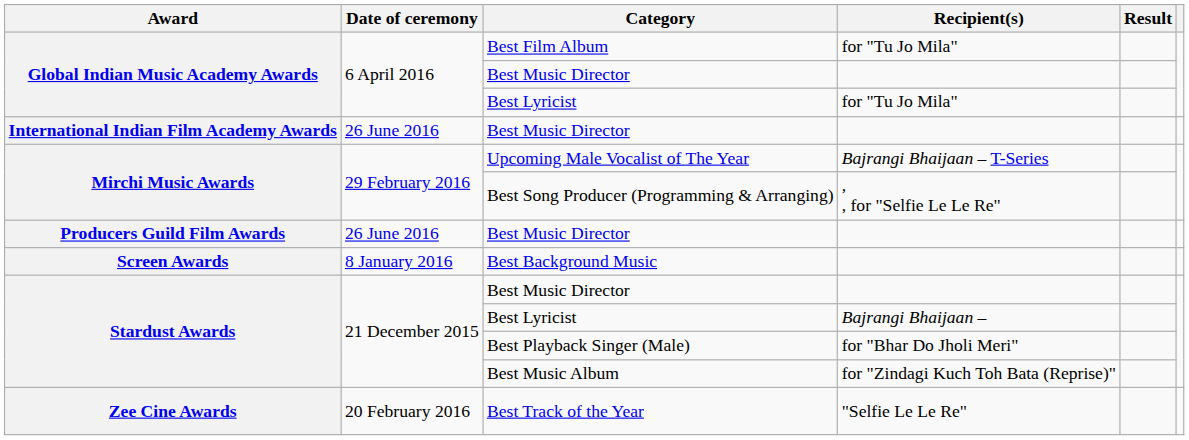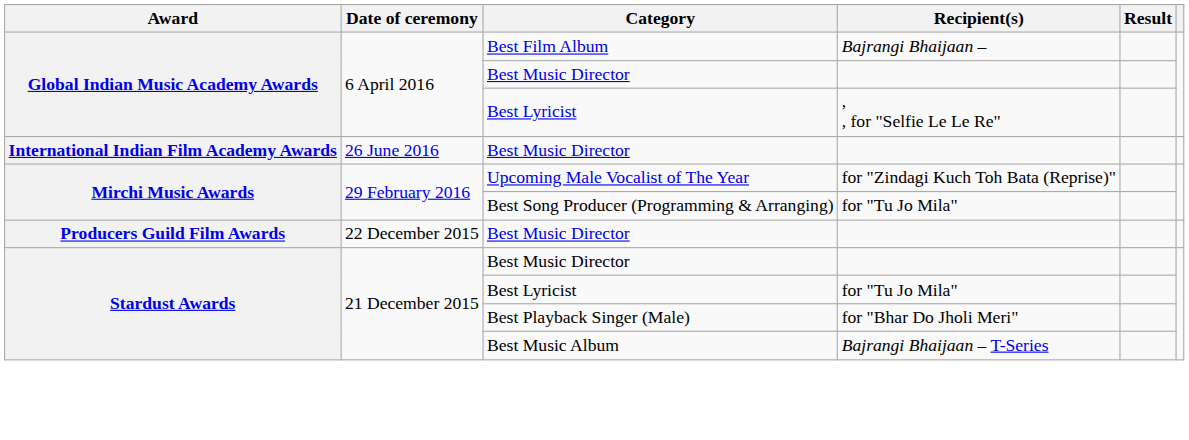(900, 46) for "Tu Jo Mila" -> (914, 46) Bajrangi Bhaijaan –
(900, 102) for "Tu Jo Mila" -> (921, 112) , , for "Selfie Le Le Re"
(945, 158) Bajrangi Bhaijaan – T-Series -> (979, 177) for "Zindagi Kuch Toh Bata (Reprise)"
(921, 195) , , for "Selfie Le Le Re" -> (900, 205) for "Tu Jo Mila"
(392, 233) 26 June 2016 -> (412, 233) 22 December 2015
- row: (173, 261)
(914, 317) Bajrangi Bhaijaan – -> (900, 289) for "Tu Jo Mila"
(979, 373) for "Zindagi Kuch Toh Bata (Reprise)" -> (945, 345) Bajrangi Bhaijaan – T-Series
- row: (173, 411)
